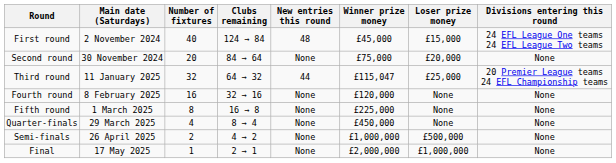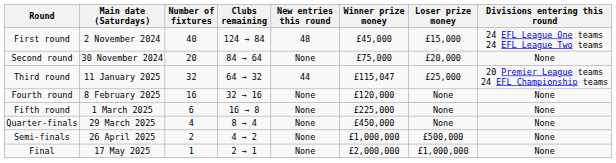(191, 109) 8 -> (191, 109) 6
